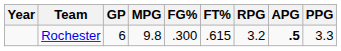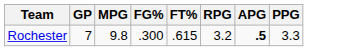- column: (21, 15)
(122, 36) 6 -> (88, 36) 7
